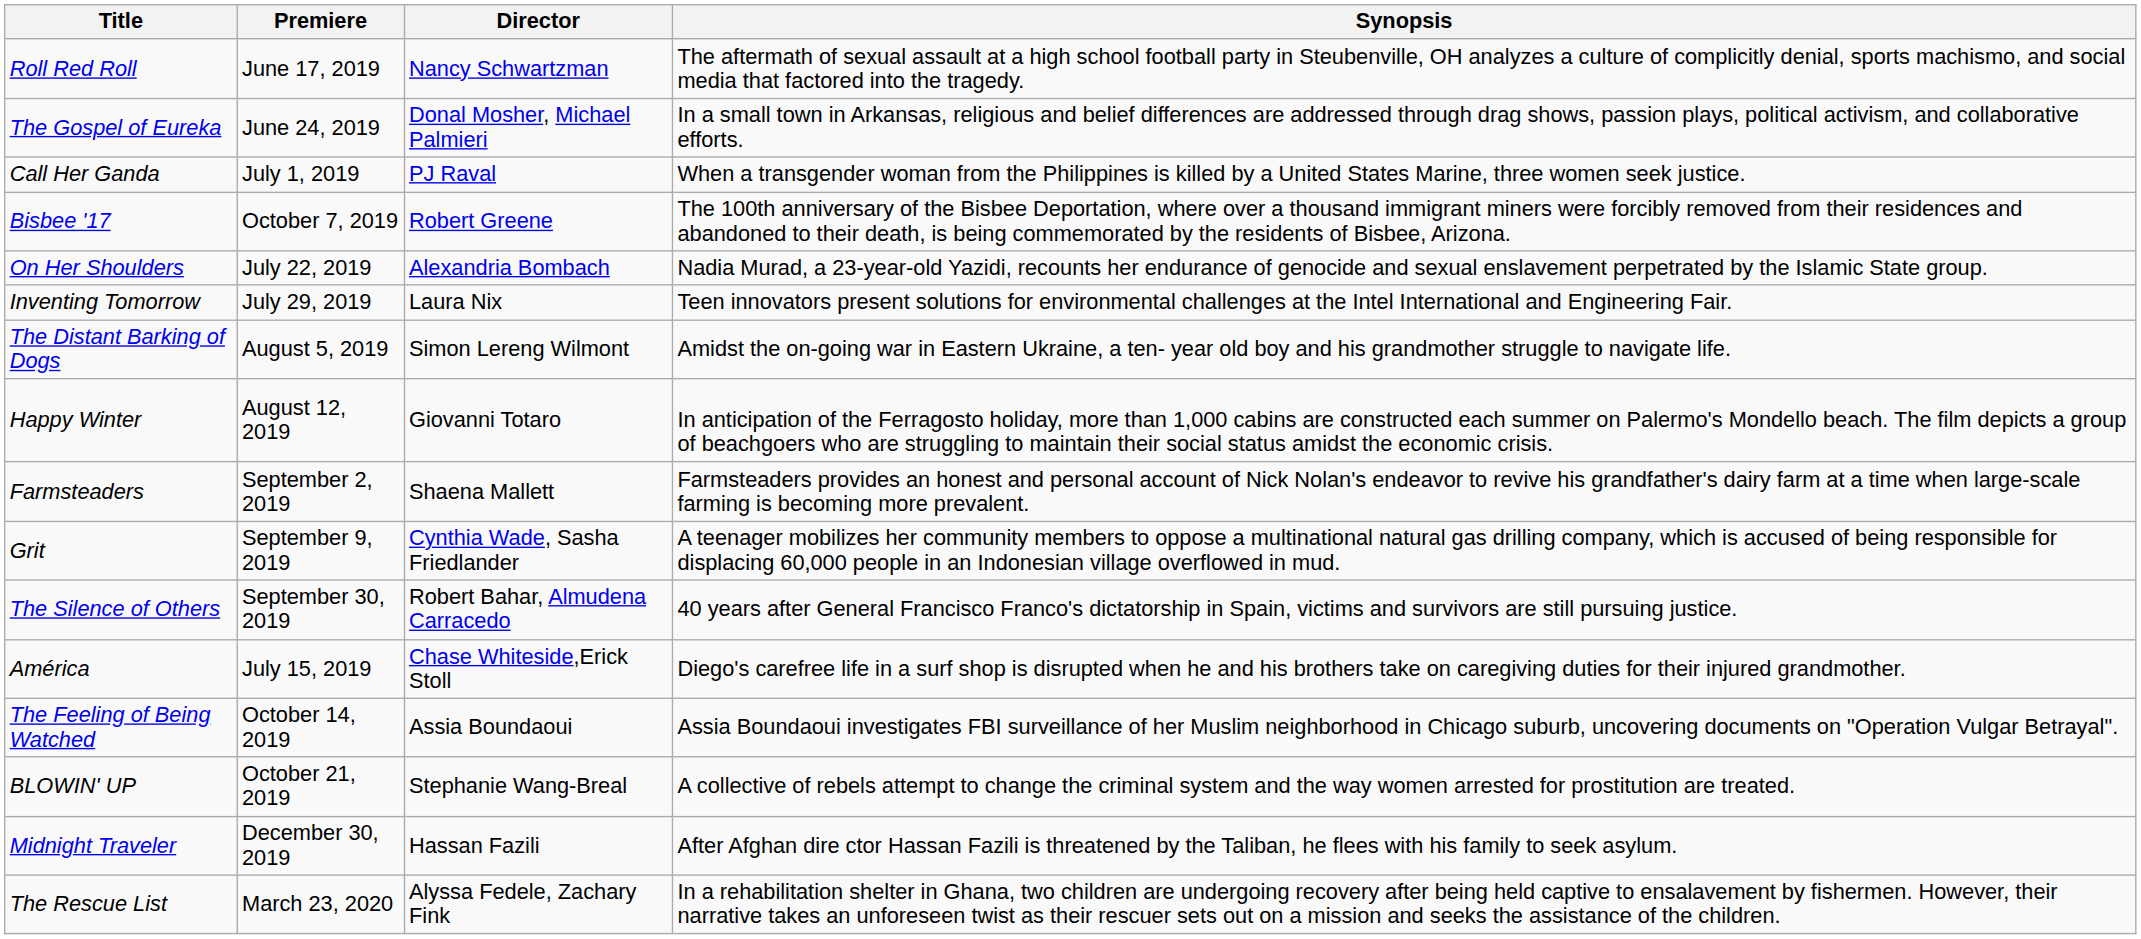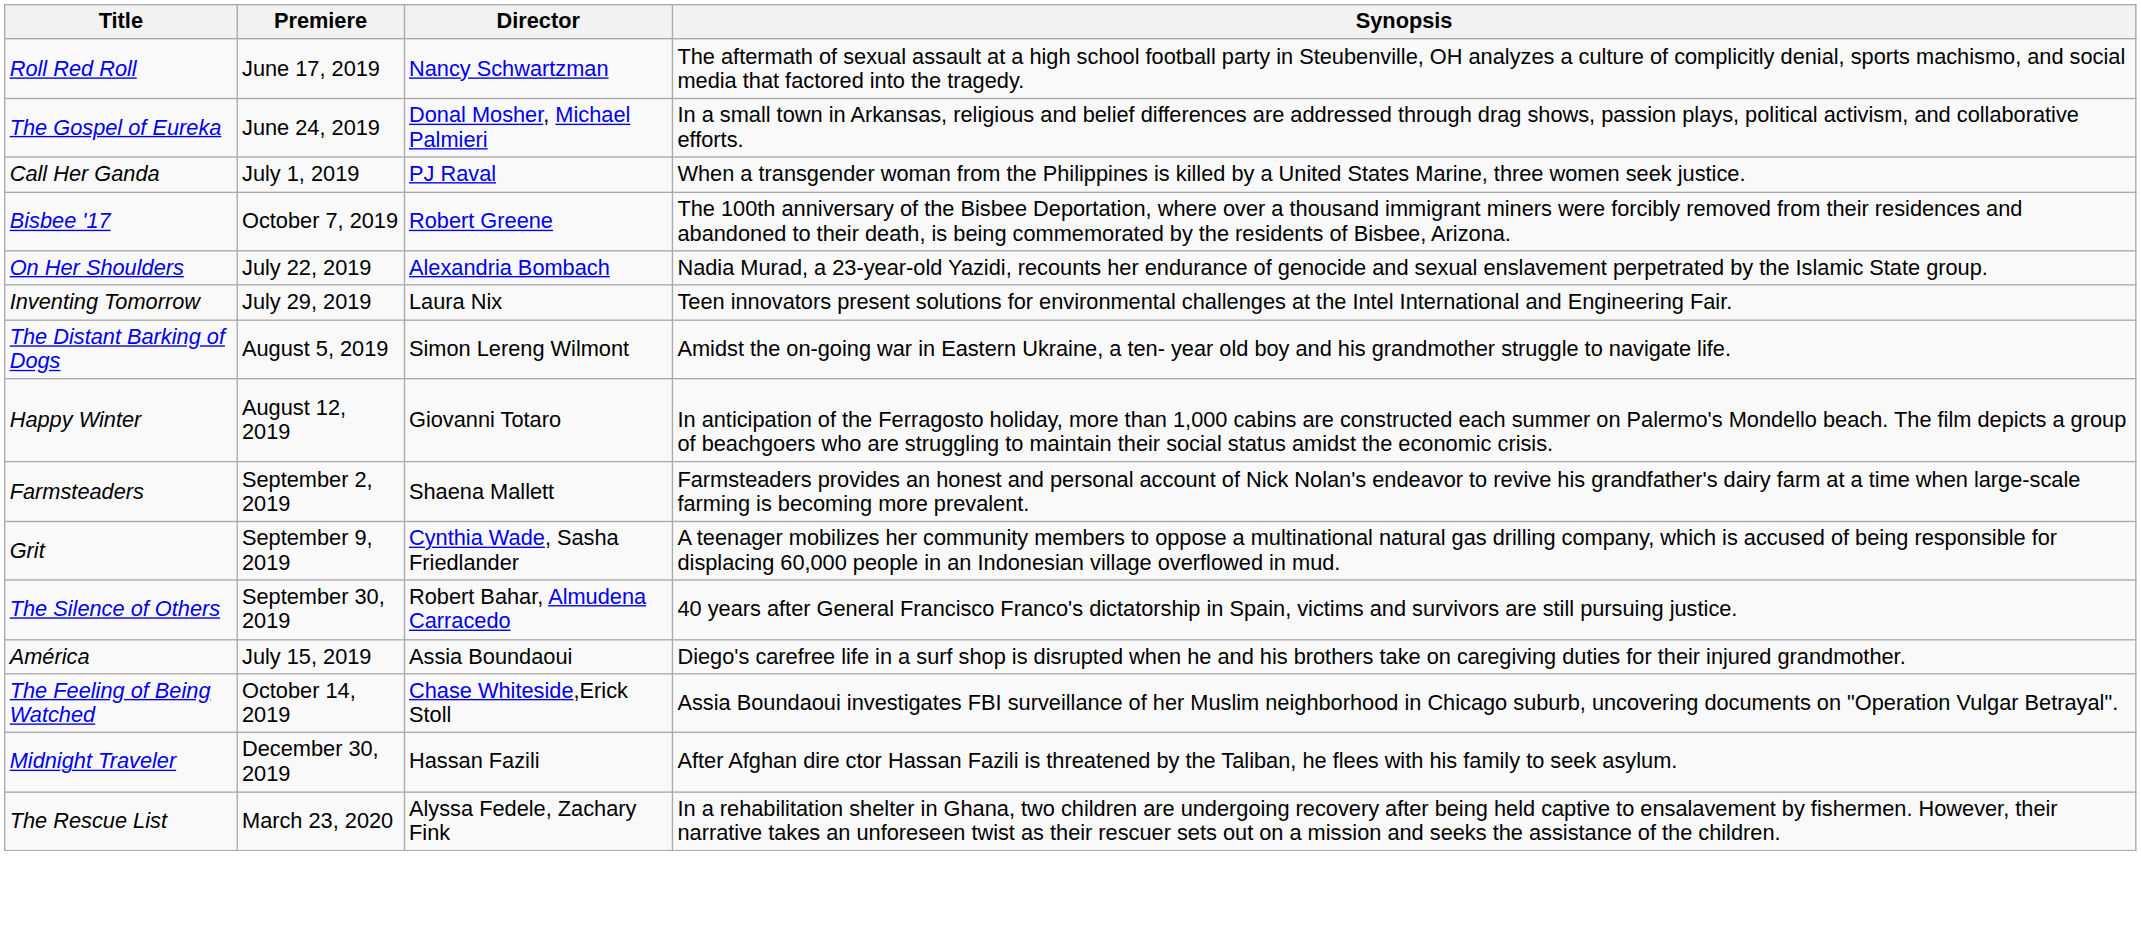(518, 668) Chase Whiteside,Erick Stoll -> (491, 656) Assia Boundaoui
(491, 727) Assia Boundaoui -> (518, 702) Chase Whiteside,Erick Stoll
- row: (73, 786)
